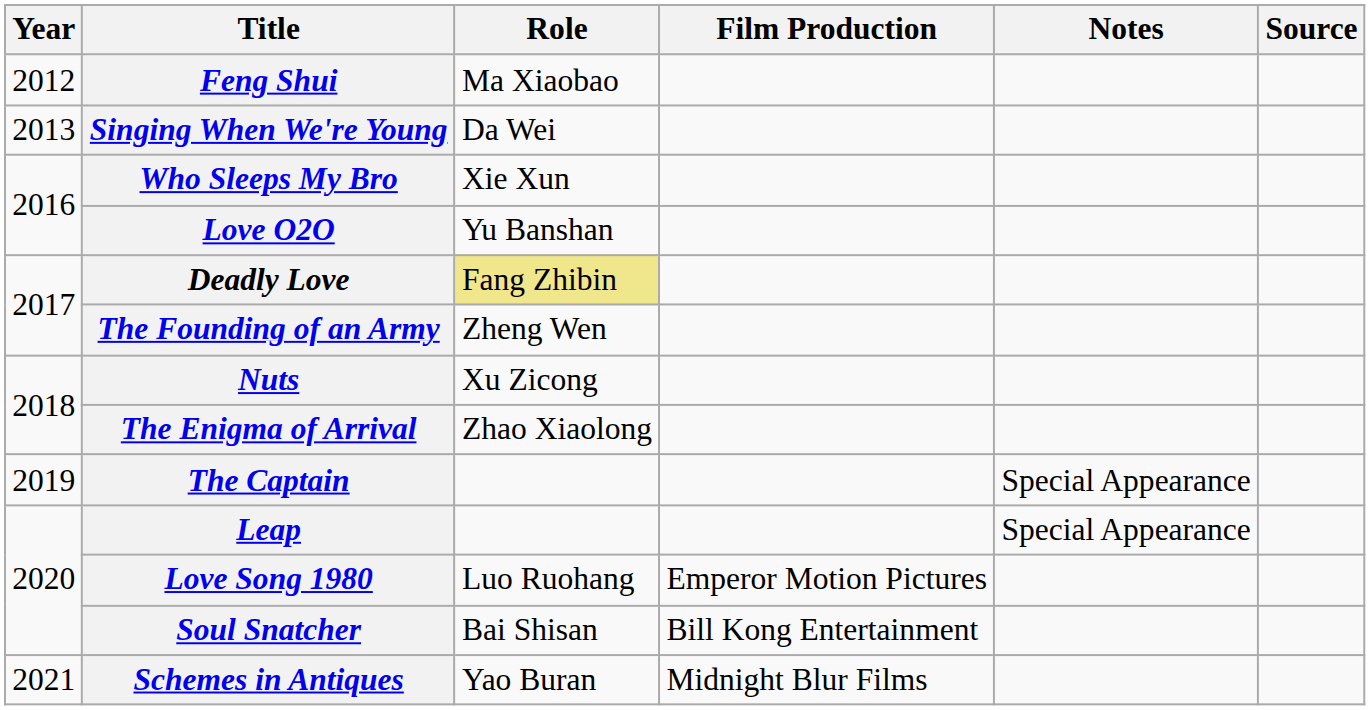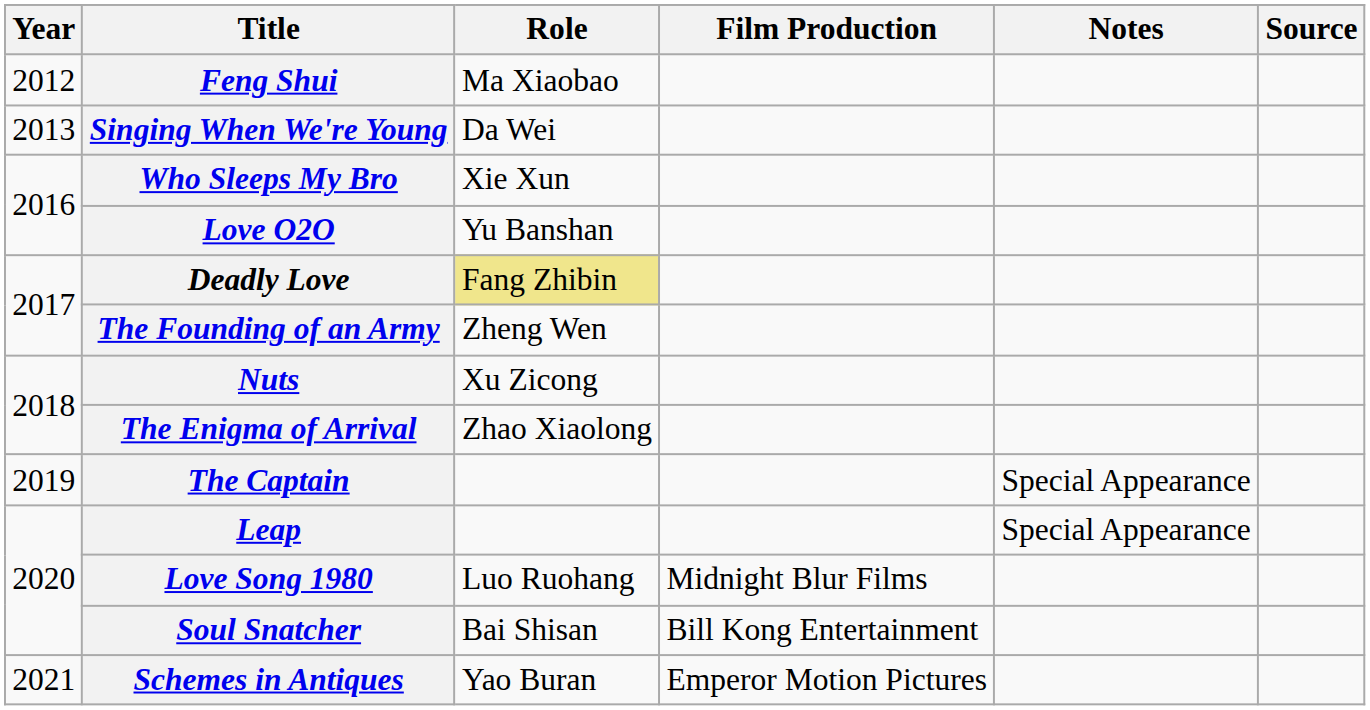(827, 579) Emperor Motion Pictures -> (797, 579) Midnight Blur Films
(797, 679) Midnight Blur Films -> (827, 679) Emperor Motion Pictures
